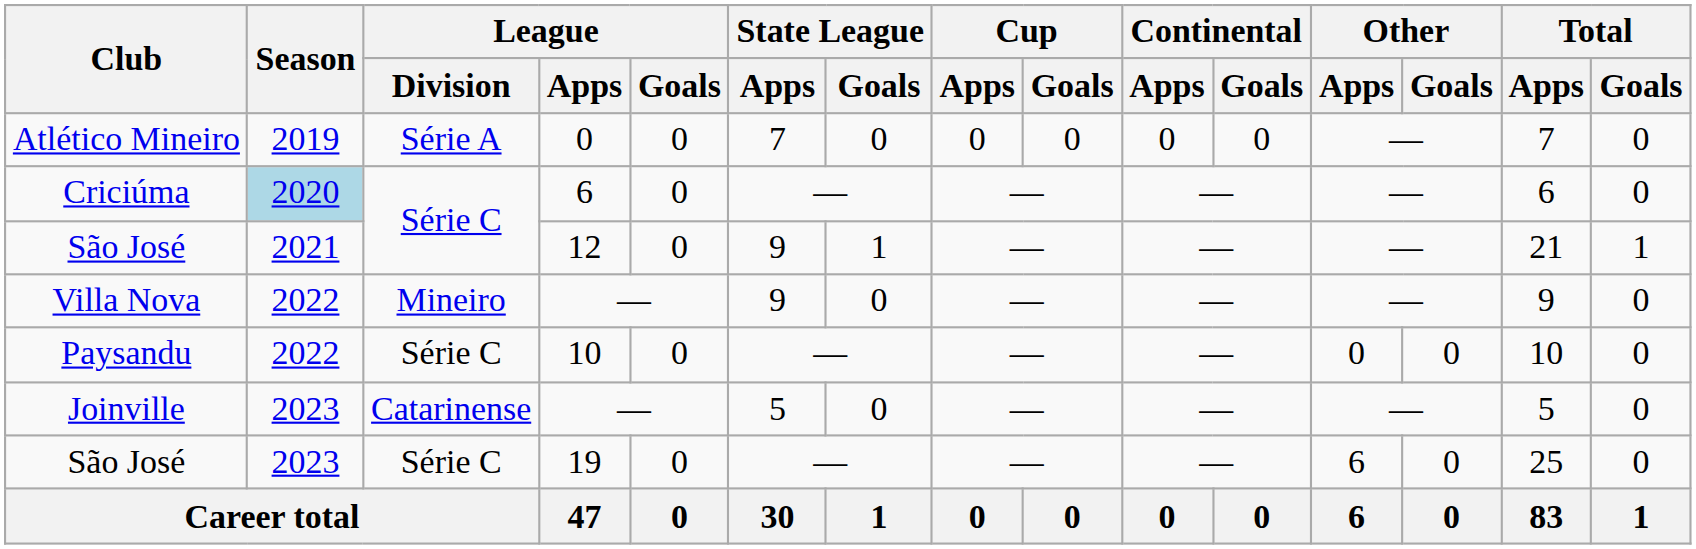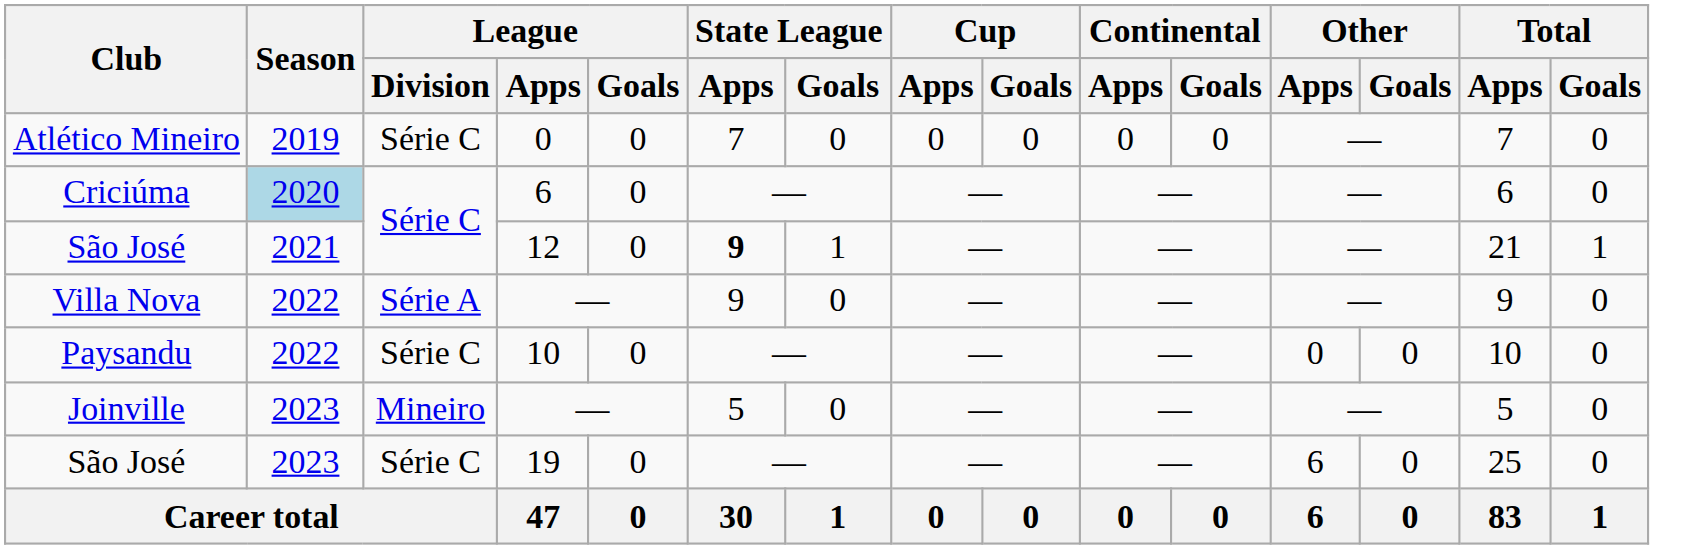(451, 138) Série A -> (430, 138) Série C
(777, 246) normal -> (736, 246) bold
(451, 300) Mineiro -> (430, 300) Série A
(451, 407) Catarinense -> (430, 407) Mineiro
